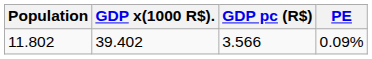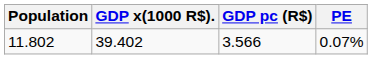(342, 41) 0.09% -> (342, 41) 0.07%
